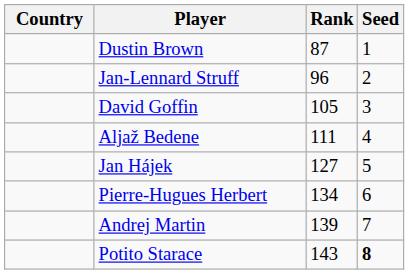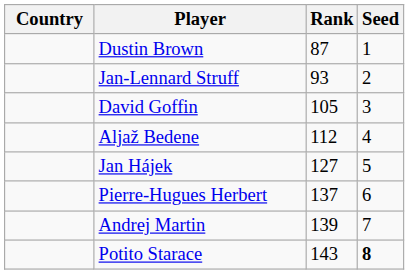(319, 78) 96 -> (319, 78) 93
(323, 136) 111 -> (324, 136) 112
(324, 195) 134 -> (324, 195) 137
